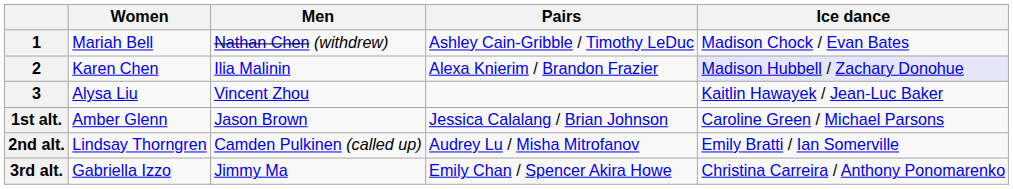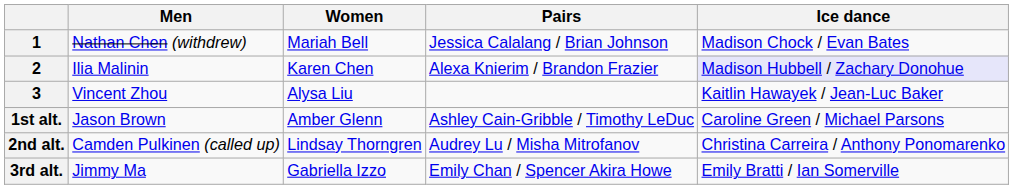columns swapped: (318, 17) <-> (139, 17)
(562, 42) Ashley Cain-Gribble / Timothy LeDuc -> (549, 42) Jessica Calalang / Brian Johnson
(549, 119) Jessica Calalang / Brian Johnson -> (562, 119) Ashley Cain-Gribble / Timothy LeDuc
(800, 145) Emily Bratti / Ian Somerville -> (853, 145) Christina Carreira / Anthony Ponomarenko
(853, 171) Christina Carreira / Anthony Ponomarenko -> (800, 171) Emily Bratti / Ian Somerville
